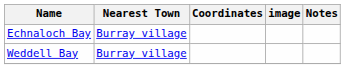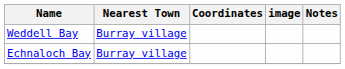rows swapped: (49, 34) <-> (43, 54)
